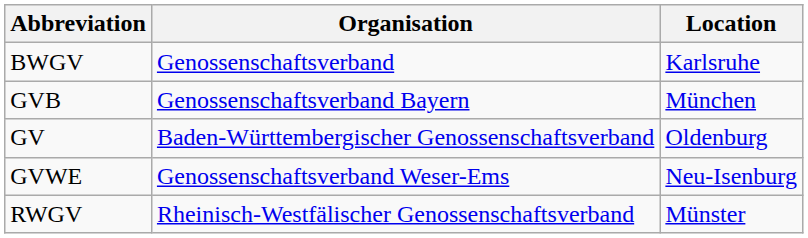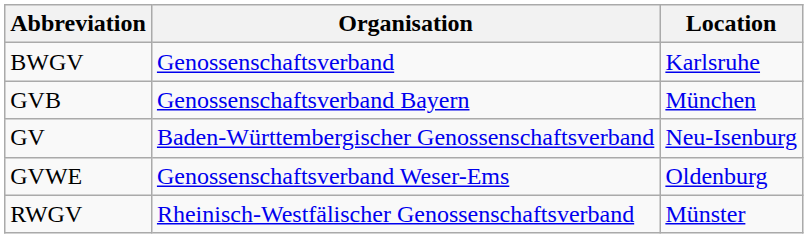(716, 137) Oldenburg -> (731, 137) Neu-Isenburg
(731, 175) Neu-Isenburg -> (716, 175) Oldenburg
